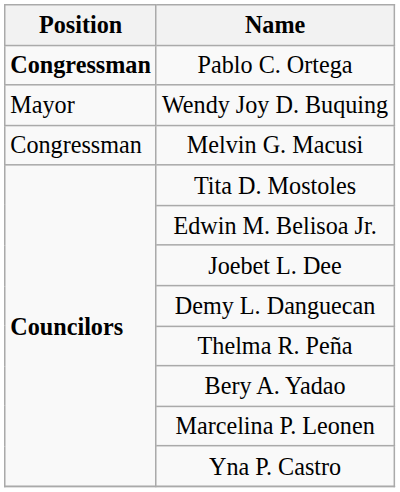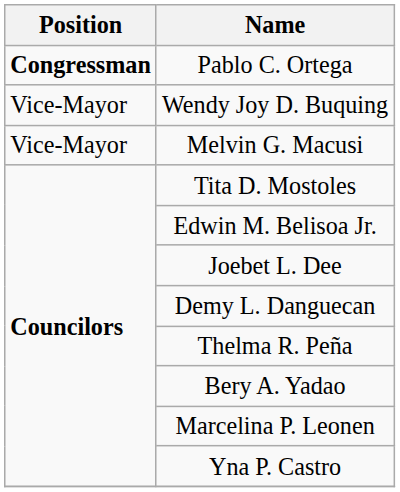(43, 105) Mayor -> (69, 105) Vice-Mayor
(76, 145) Congressman -> (69, 145) Vice-Mayor
